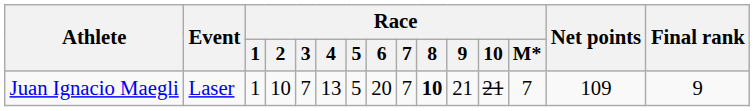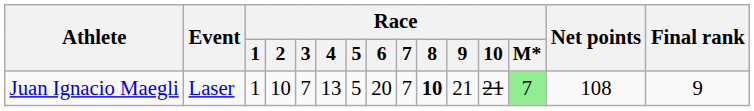(527, 88) no background -> (527, 88) lightgreen background
(596, 88) 109 -> (596, 88) 108
